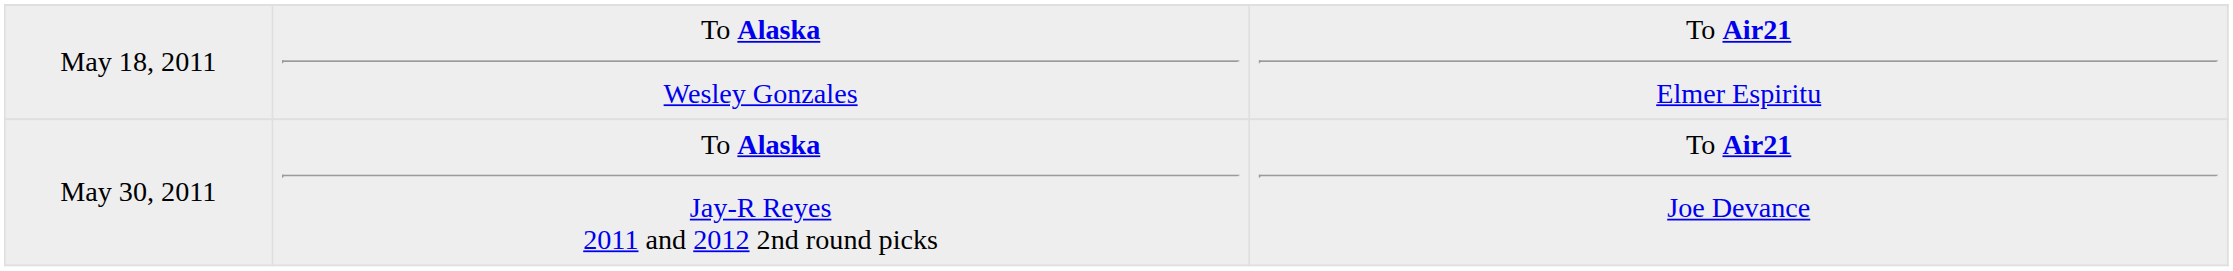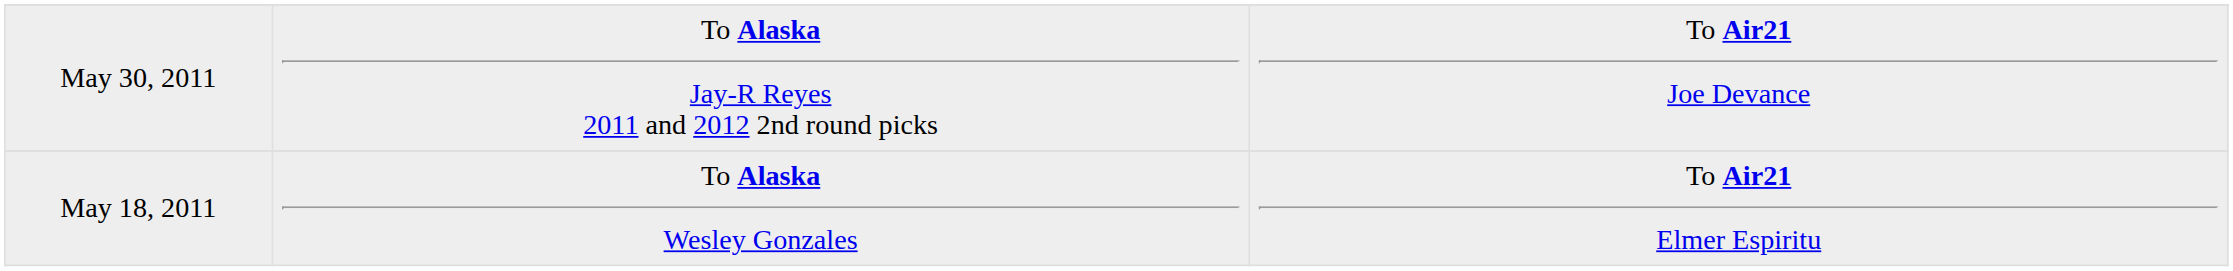rows swapped: (138, 61) <-> (138, 191)
